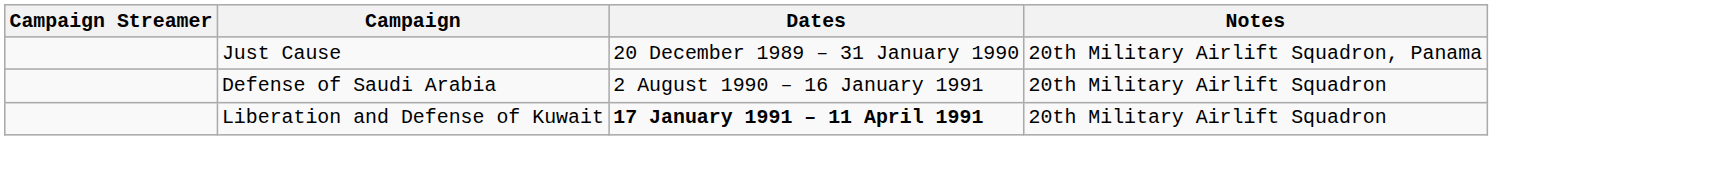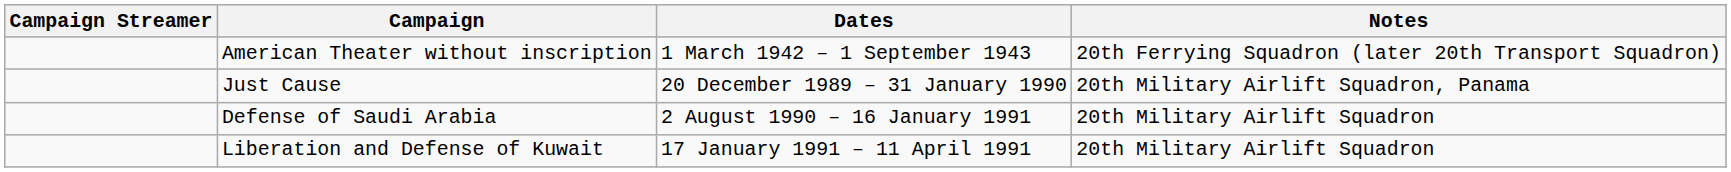+ row: (437, 53)
(798, 118) bold -> (846, 151) normal
